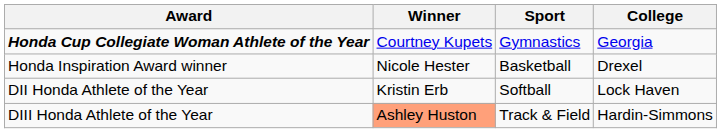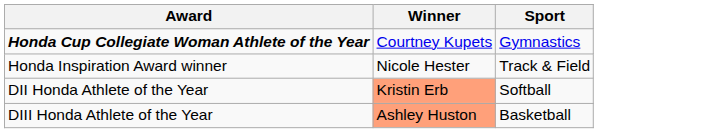- column: (655, 16)
(535, 66) Basketball -> (545, 66) Track & Field
(412, 90) no background -> (412, 90) lightsalmon background
(545, 115) Track & Field -> (535, 115) Basketball
